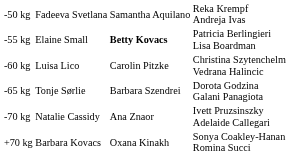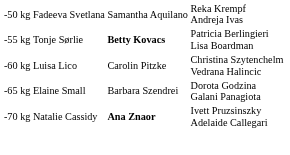(62, 40) Elaine Small -> (58, 40) Tonje Sørlie
(60, 91) Tonje Sørlie -> (59, 91) Elaine Small
(132, 117) normal -> (131, 117) bold
- row: (18, 142)
